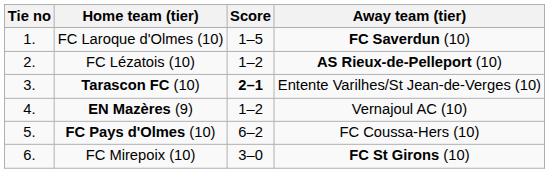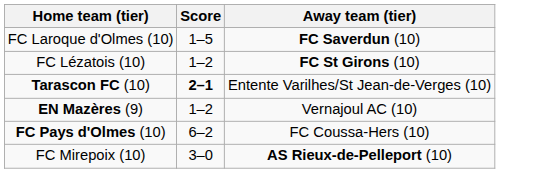- column: (29, 16)
(409, 62) AS Rieux-de-Pelleport (10) -> (360, 62) FC St Girons (10)
(409, 156) FC St Girons (10) -> (360, 156) AS Rieux-de-Pelleport (10)
